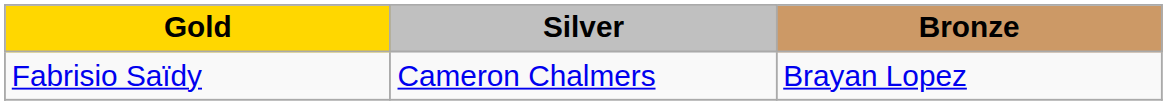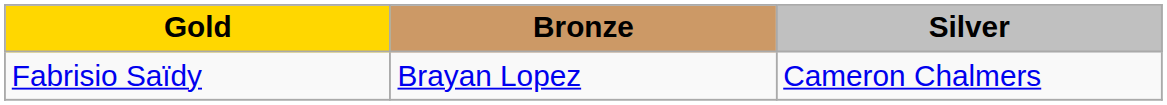columns swapped: (584, 28) <-> (969, 28)
